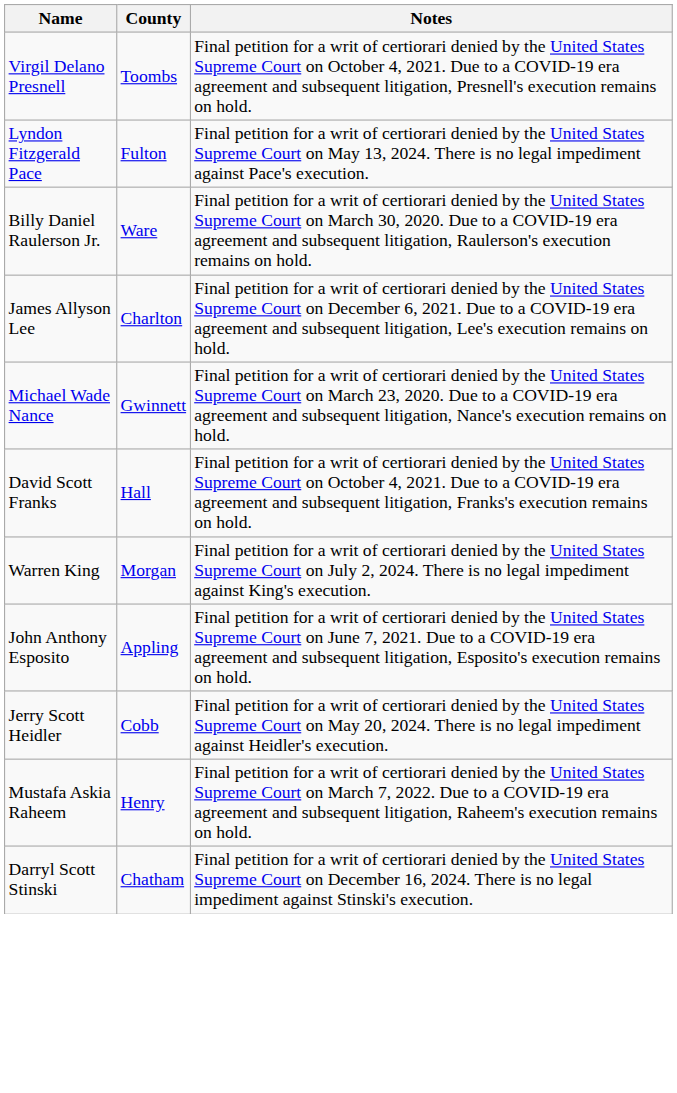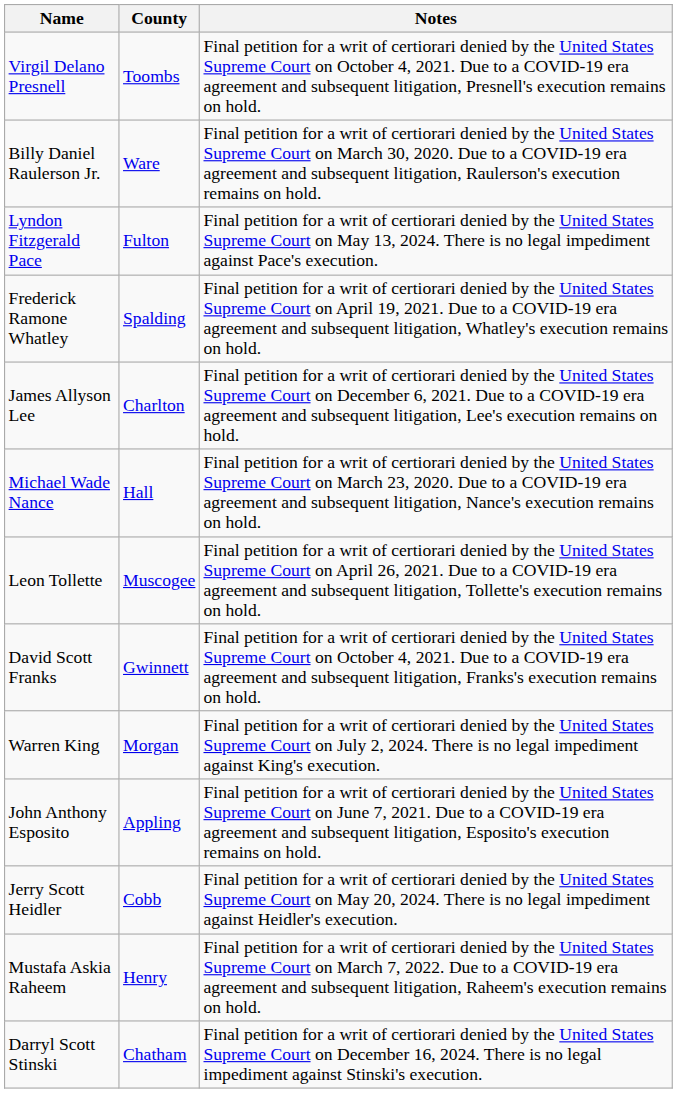rows swapped: (44, 153) <-> (55, 230)
+ row: (42, 318)
(153, 405) Gwinnett -> (138, 492) Hall
+ row: (55, 580)
(136, 492) Hall -> (156, 667) Gwinnett
